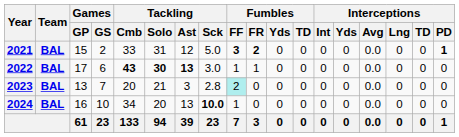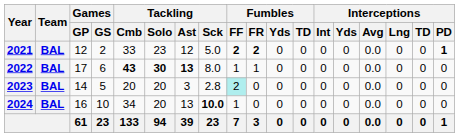(81, 50) 15 -> (81, 50) 12
(160, 50) 31 -> (160, 50) 23
(236, 50) 3 -> (236, 50) 2
(213, 68) 3.0 -> (213, 68) 8.0
(81, 86) 13 -> (81, 86) 14
(103, 86) 7 -> (103, 86) 5
(160, 86) 21 -> (160, 86) 20
